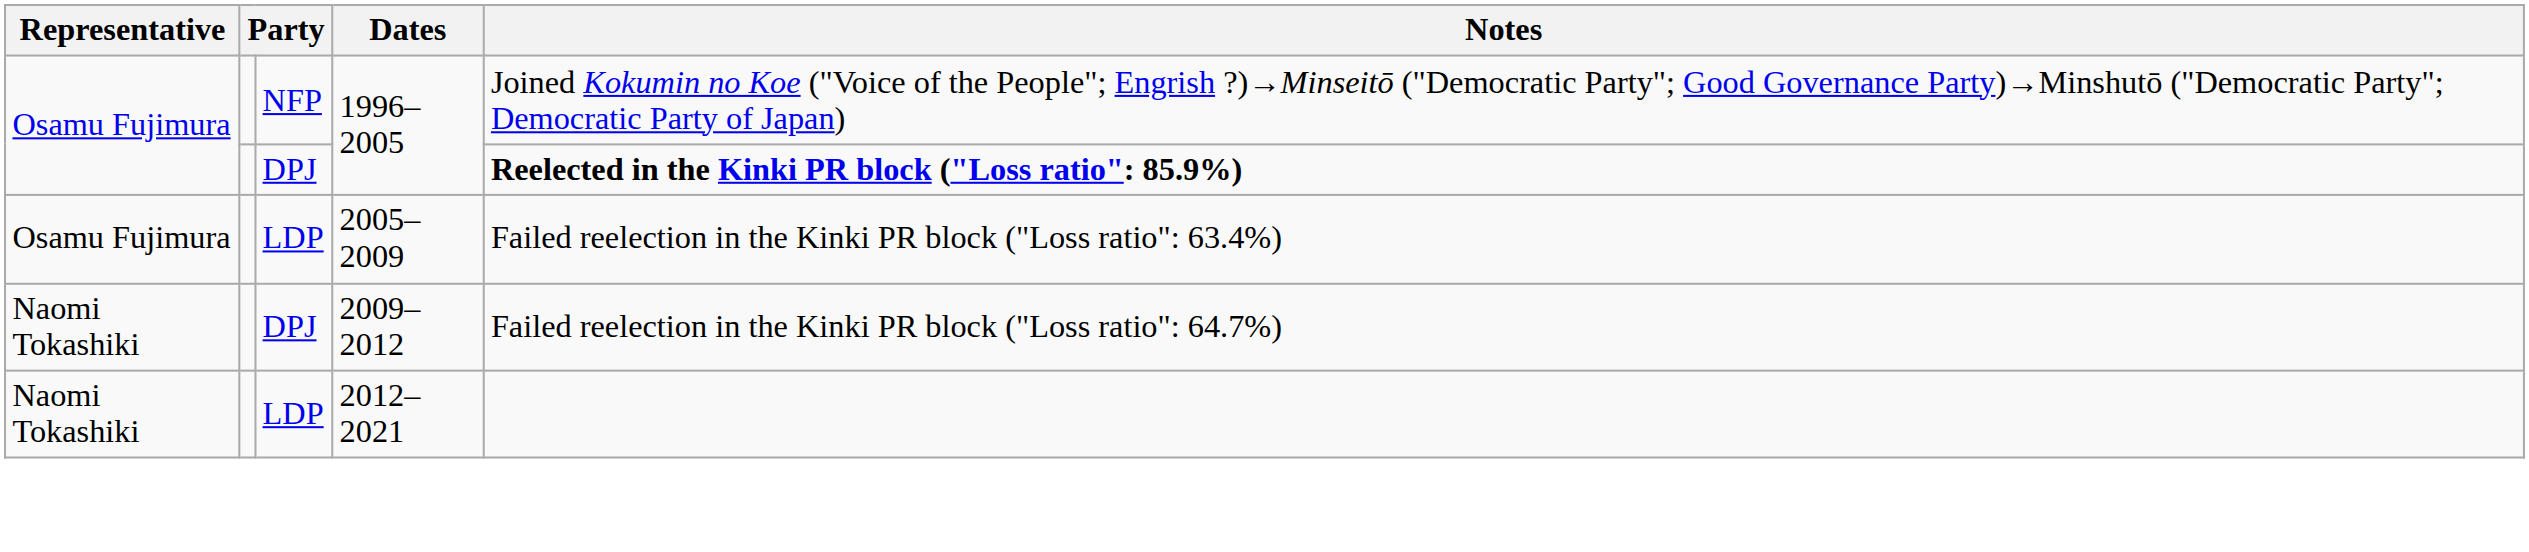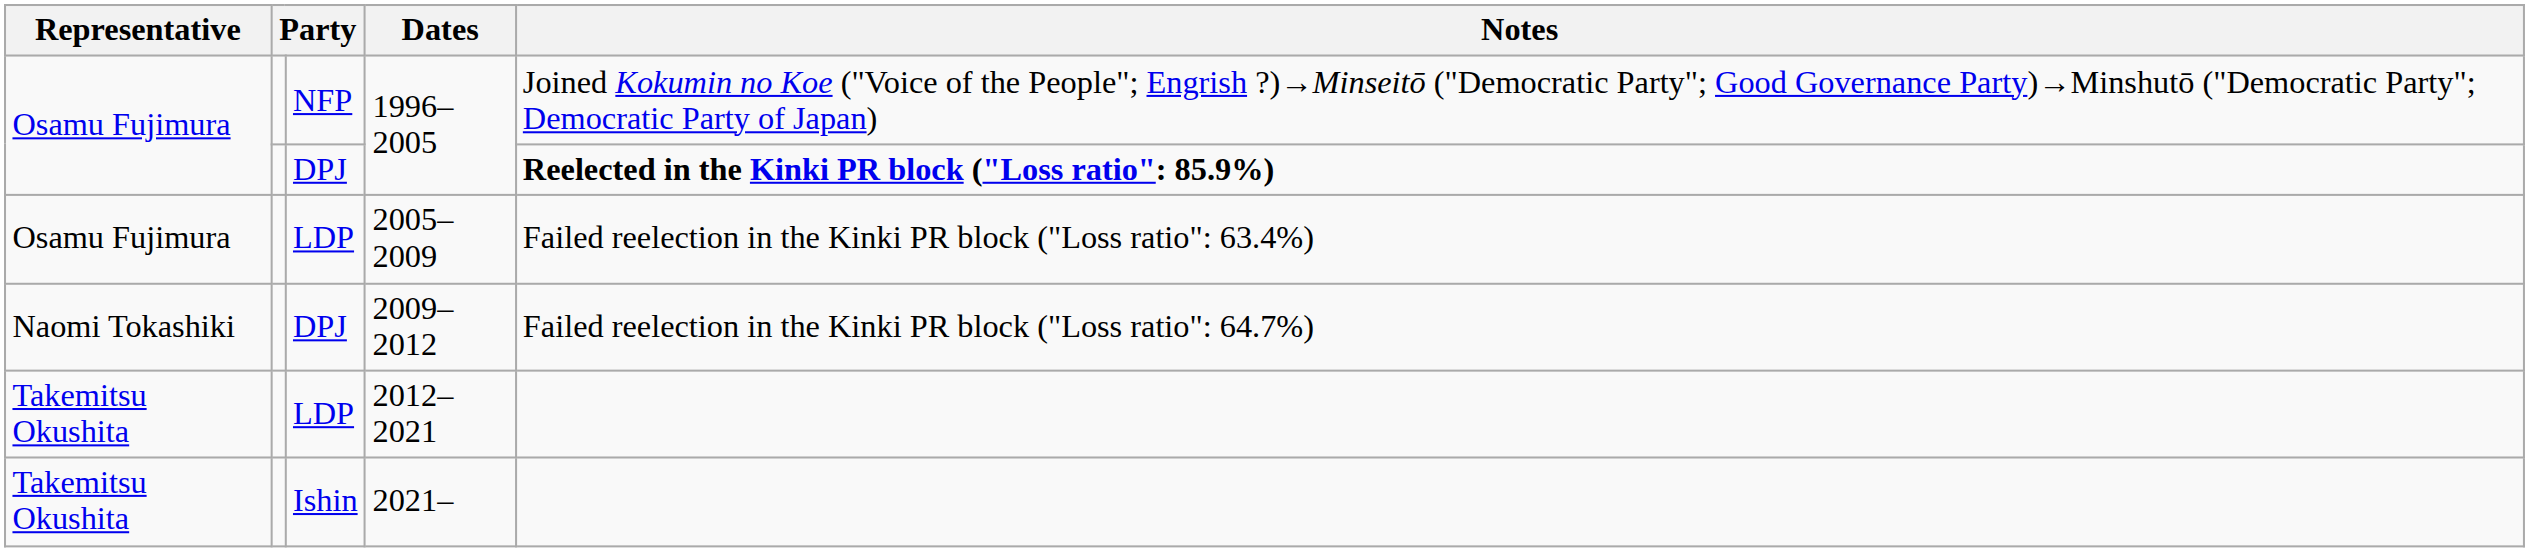(76, 413) Naomi Tokashiki -> (80, 413) Takemitsu Okushita
+ row: (325, 501)
